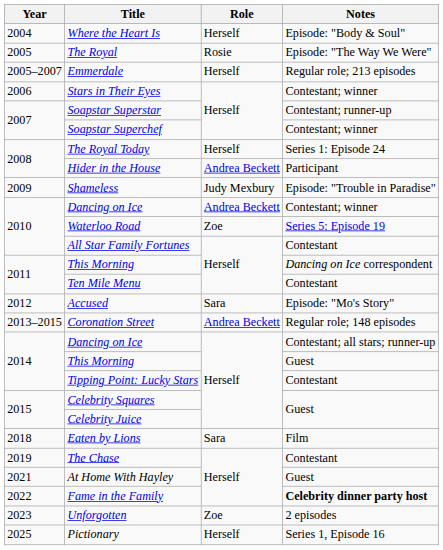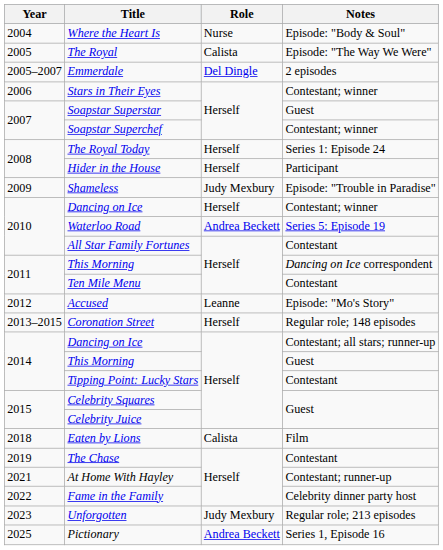(222, 33) Herself -> (218, 33) Nurse
(218, 52) Rosie -> (221, 52) Calista
(222, 71) Herself -> (231, 71) Del Dingle
(350, 71) Regular role; 213 episodes -> (311, 71) 2 episodes
(338, 110) Contestant; runner-up -> (300, 110) Guest
(242, 168) Andrea Beckett -> (222, 168) Herself
(242, 206) Andrea Beckett -> (222, 206) Herself
(213, 226) Zoe -> (242, 226) Andrea Beckett
(215, 303) Sara -> (222, 303) Leanne
(242, 322) Andrea Beckett -> (222, 322) Herself
(215, 438) Sara -> (221, 438) Calista
(300, 476) Guest -> (338, 476) Contestant; runner-up
(356, 496) bold -> (351, 496) normal
(213, 515) Zoe -> (239, 515) Judy Mexbury
(311, 515) 2 episodes -> (350, 515) Regular role; 213 episodes
(222, 534) Herself -> (242, 534) Andrea Beckett
